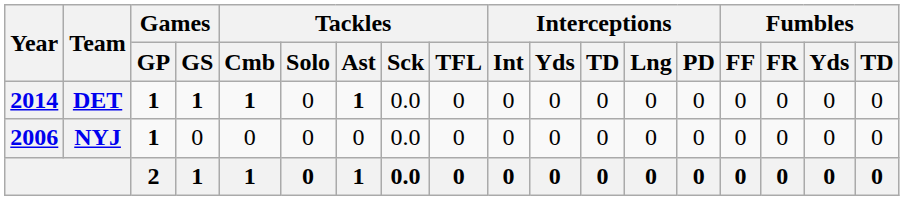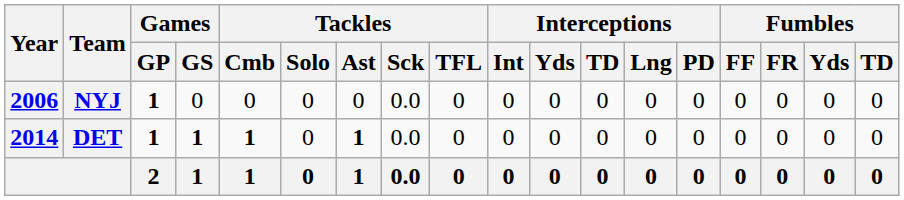rows swapped: (98, 137) <-> (98, 99)
